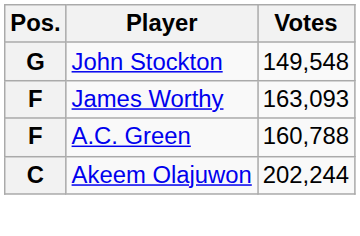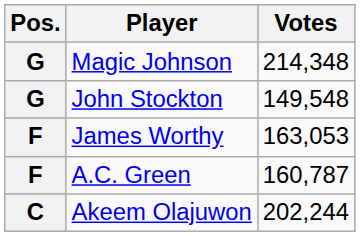+ row: (152, 61)
(306, 99) 163,093 -> (306, 136) 163,053
(306, 136) 160,788 -> (306, 174) 160,787
